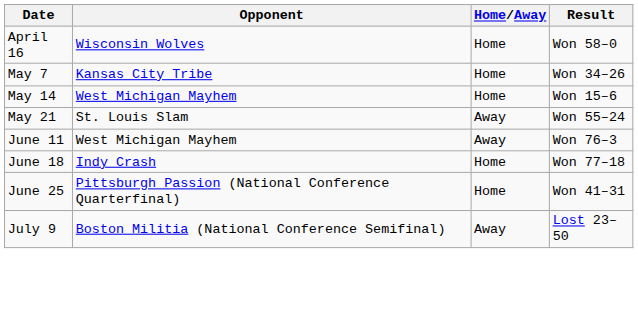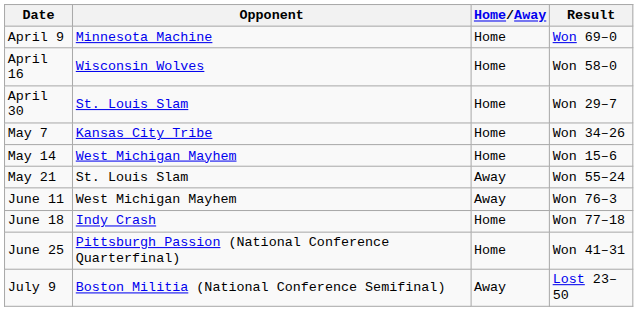+ row: (36, 37)
+ row: (28, 104)
